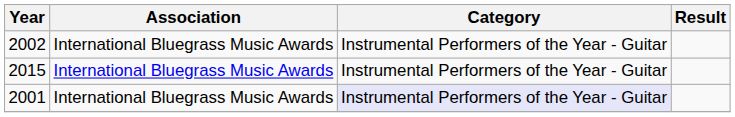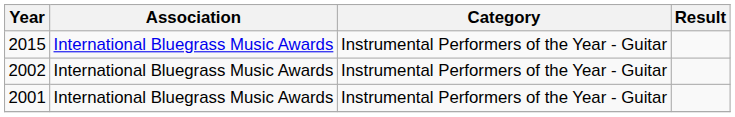rows swapped: (27, 71) <-> (27, 44)
(504, 97) lavender background -> (504, 97) no background
